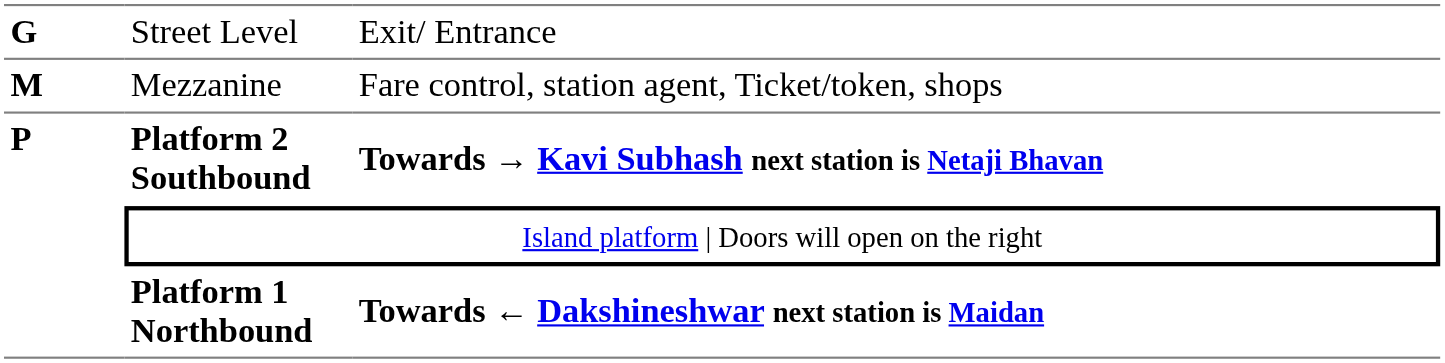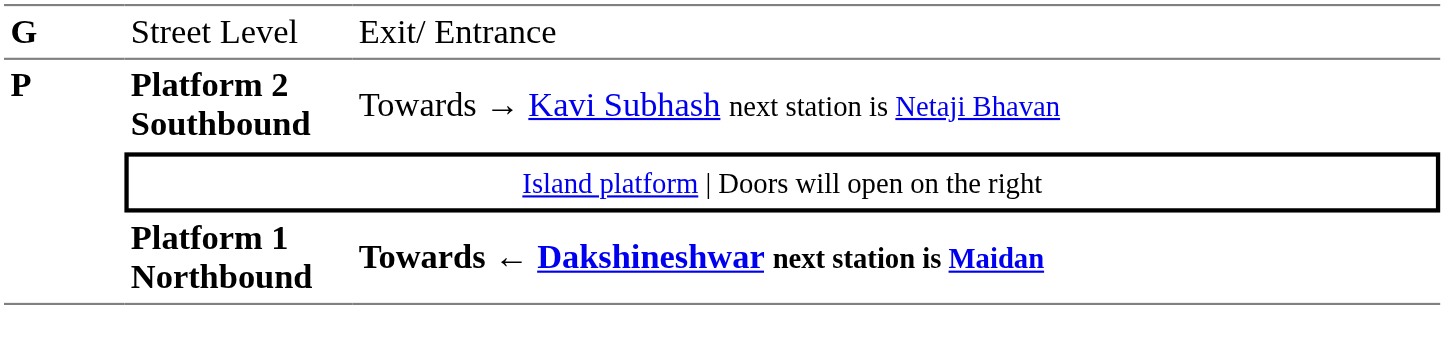- row: (206, 85)
(731, 158) bold -> (709, 104) normal
